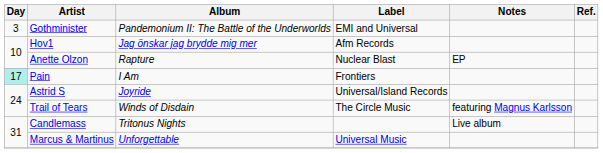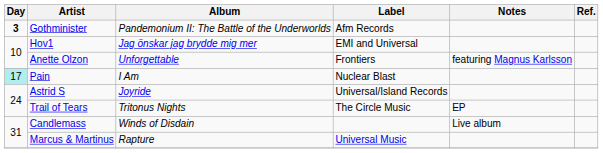(16, 28) normal -> (16, 28) bold
(377, 28) EMI and Universal -> (365, 28) Afm Records
(365, 44) Afm Records -> (377, 44) EMI and Universal
(136, 60) Rapture -> (149, 60) Unforgettable
(365, 60) Nuclear Blast -> (355, 60) Frontiers
(459, 60) EP -> (512, 60) featuring Magnus Karlsson
(355, 76) Frontiers -> (365, 76) Nuclear Blast
(156, 108) Winds of Disdain -> (152, 108) Tritonus Nights
(512, 108) featuring Magnus Karlsson -> (459, 108) EP
(152, 124) Tritonus Nights -> (156, 124) Winds of Disdain
(149, 140) Unforgettable -> (136, 140) Rapture
